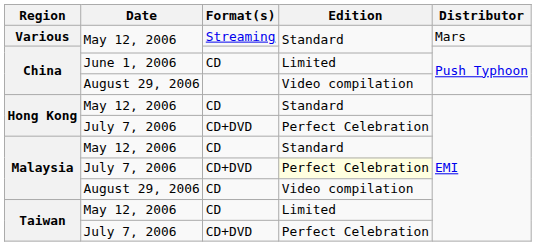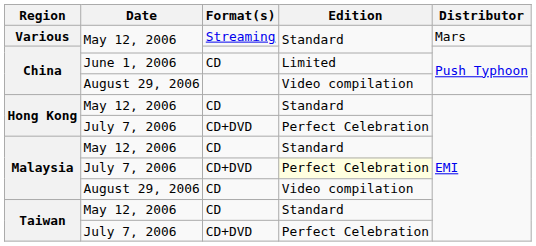(309, 210) Limited -> (313, 210) Standard
